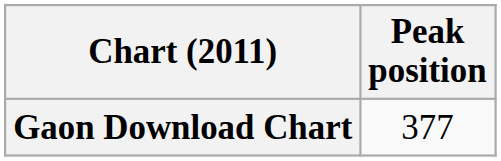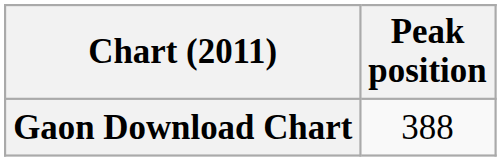(427, 126) 377 -> (427, 126) 388
